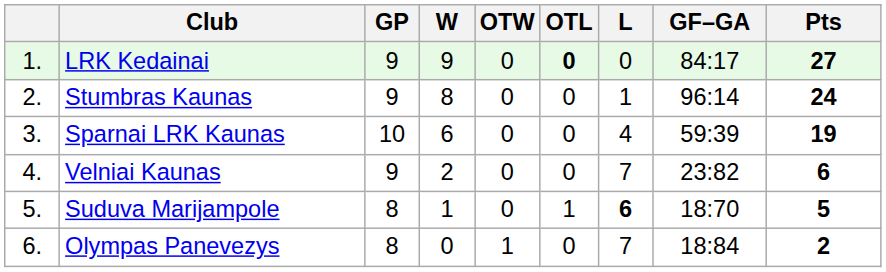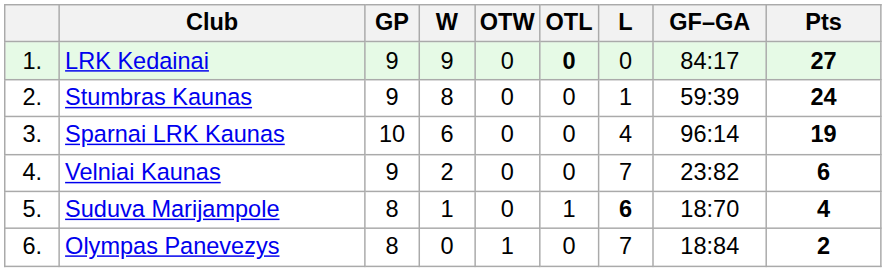(710, 97) 96:14 -> (710, 97) 59:39
(710, 135) 59:39 -> (710, 135) 96:14
(824, 209) 5 -> (824, 209) 4
